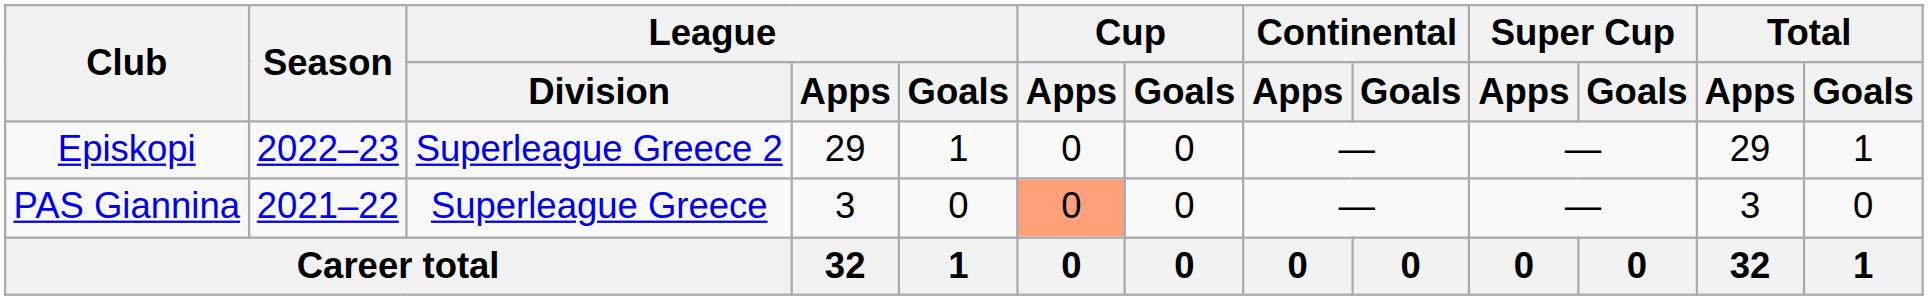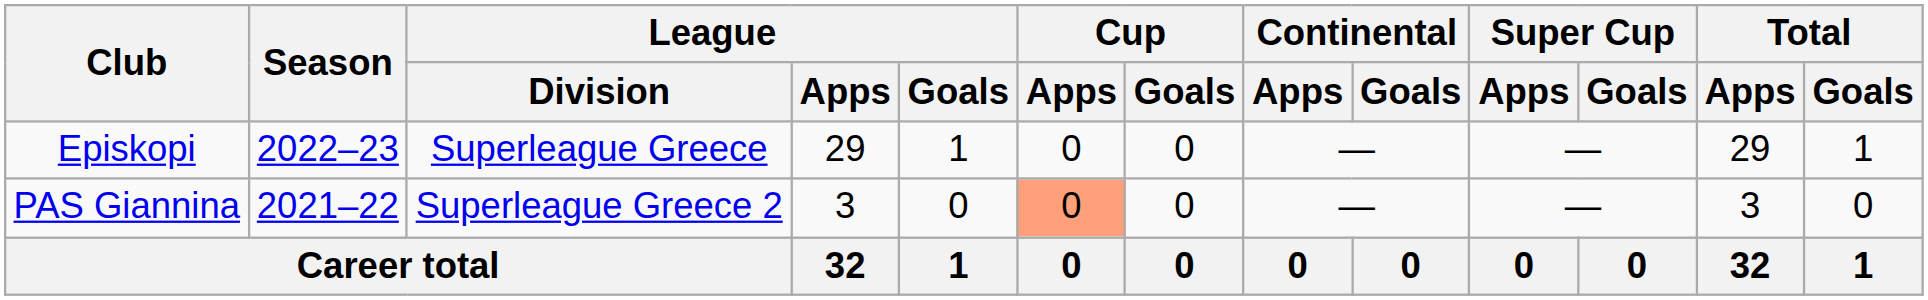(599, 149) Superleague Greece 2 -> (599, 149) Superleague Greece
(599, 206) Superleague Greece -> (599, 206) Superleague Greece 2
